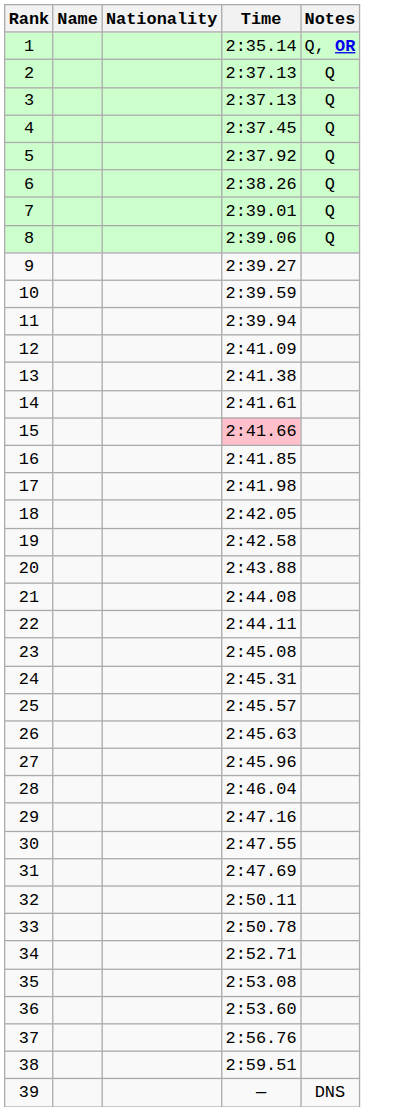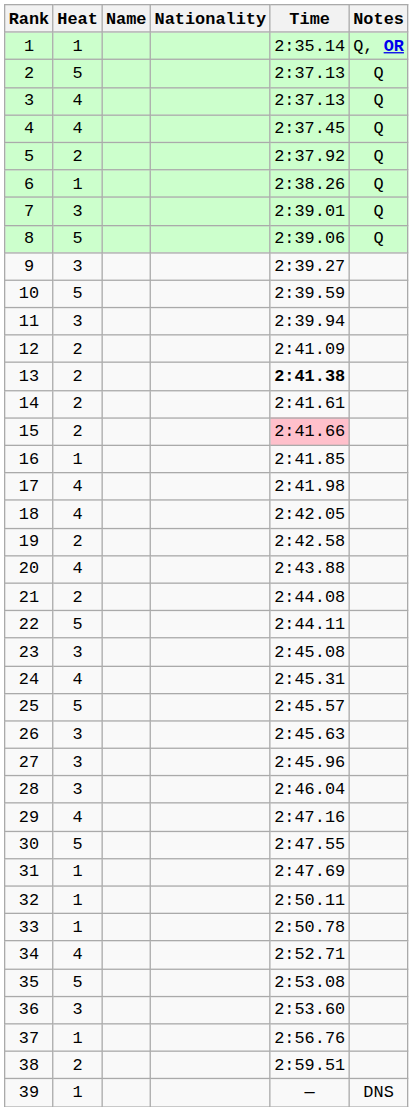+ column: (78, 18)
(261, 376) normal -> (310, 376) bold
